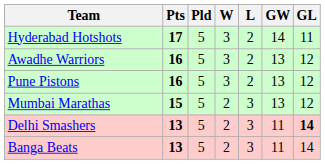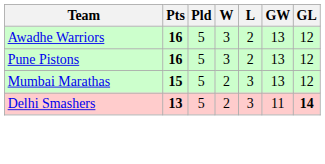- row: (65, 37)
- row: (43, 147)
